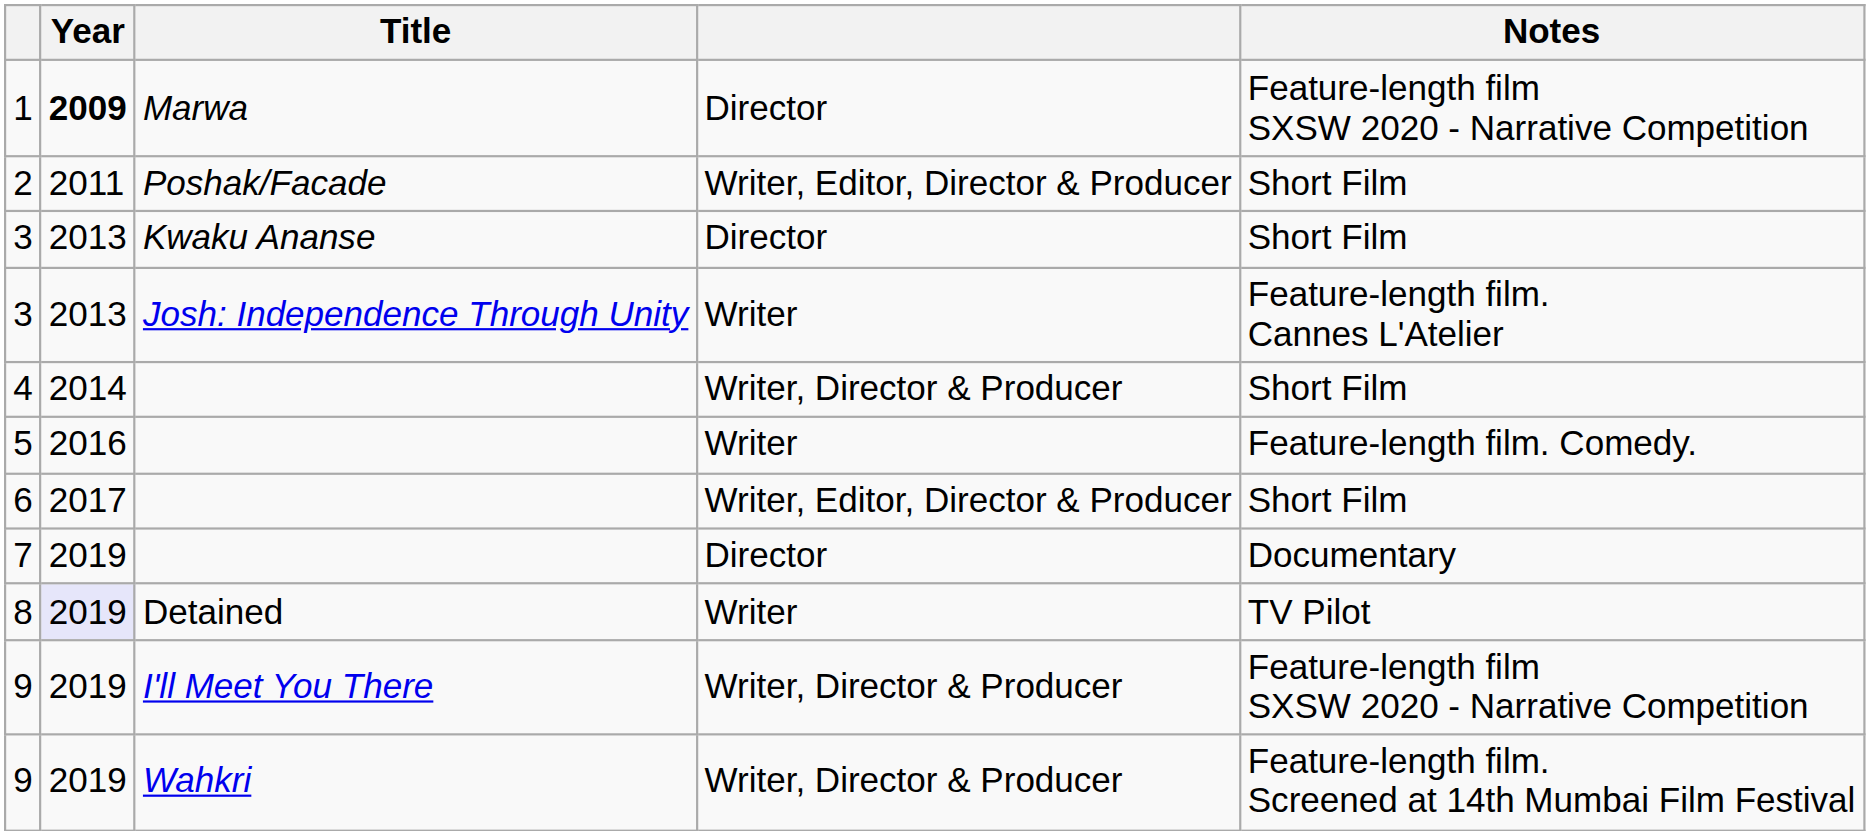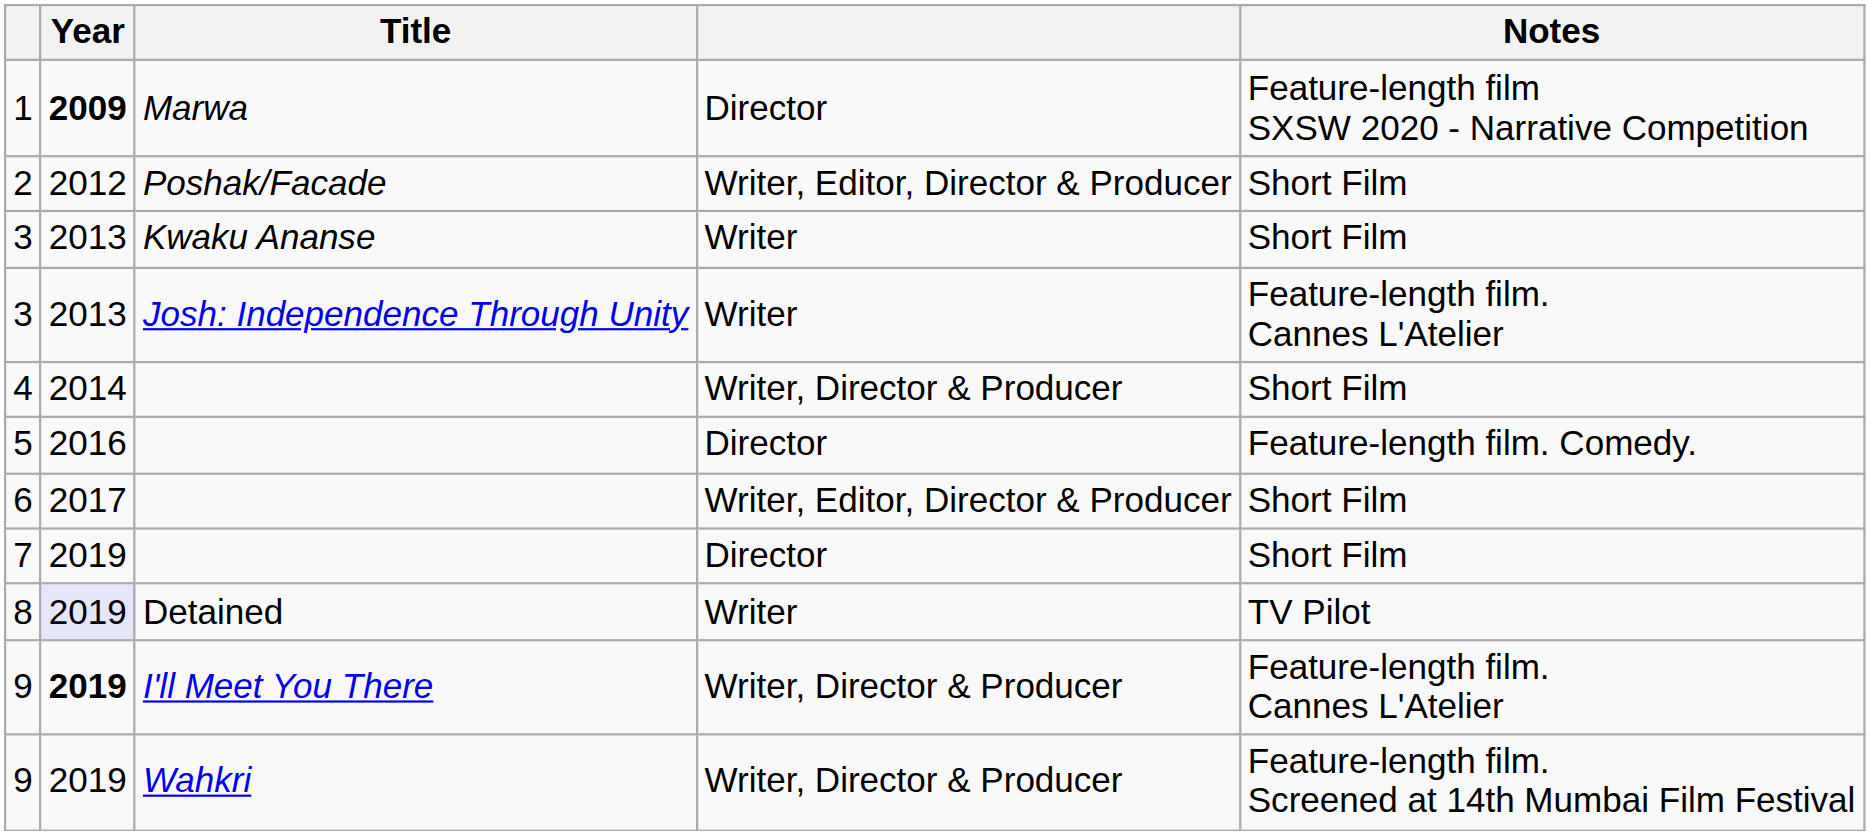(87, 182) 2011 -> (88, 182) 2012
(766, 238) Director -> (751, 238) Writer
(751, 444) Writer -> (766, 444) Director
(1352, 555) Documentary -> (1328, 555) Short Film
(88, 686) normal -> (88, 686) bold
(1528, 686) Feature-length film SXSW 2020 - Narrative Competition -> (1399, 686) Feature-length film. Cannes L'Atelier
